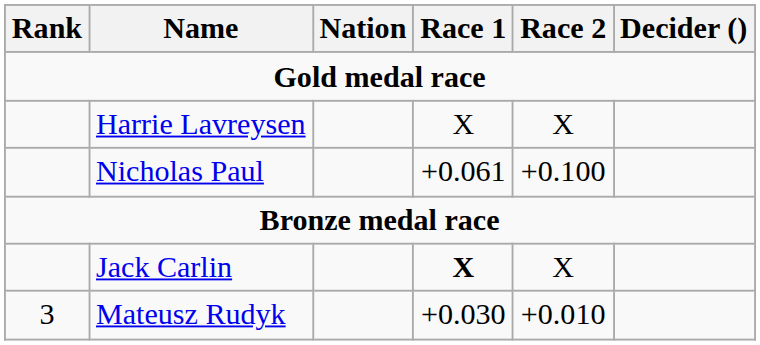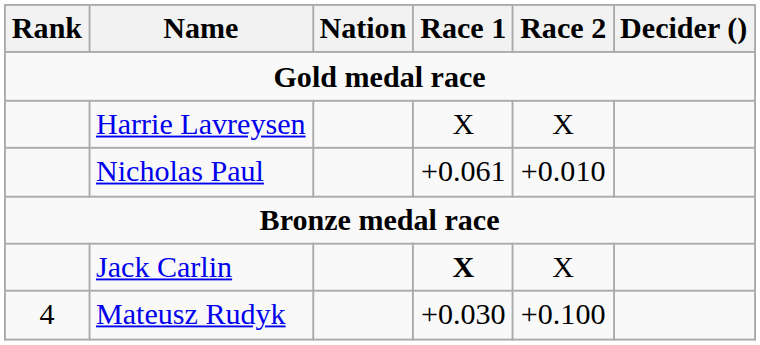(563, 171) +0.100 -> (563, 171) +0.010
(47, 314) 3 -> (47, 314) 4
(563, 314) +0.010 -> (563, 314) +0.100
